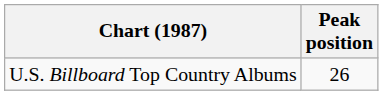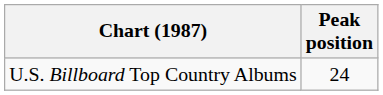(339, 74) 26 -> (339, 74) 24
